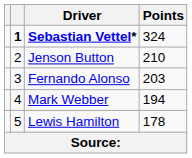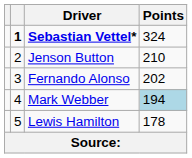(154, 78) 203 -> (154, 78) 202
(154, 100) no background -> (154, 100) lightblue background
